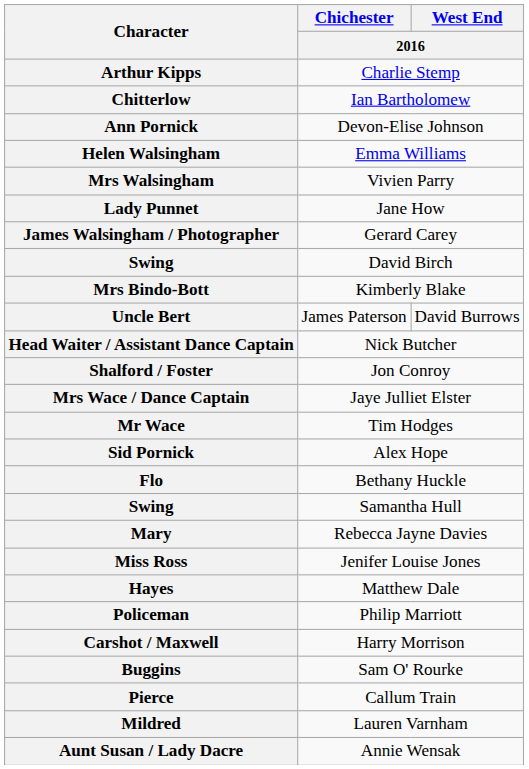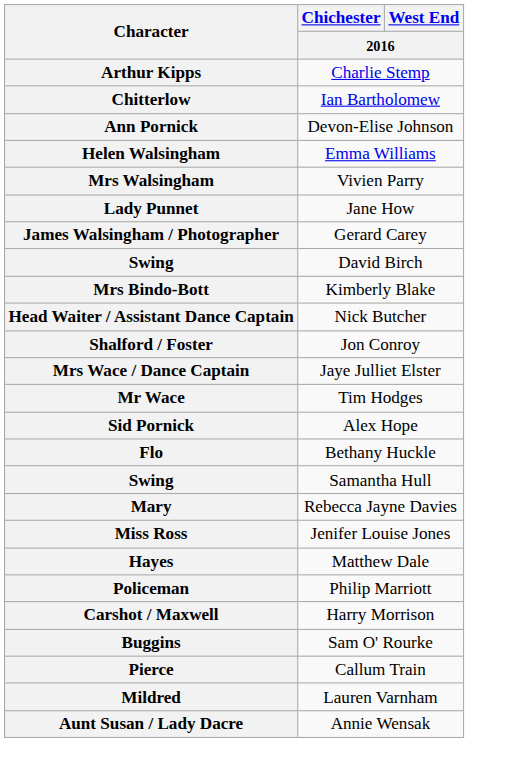- row: (151, 316)
